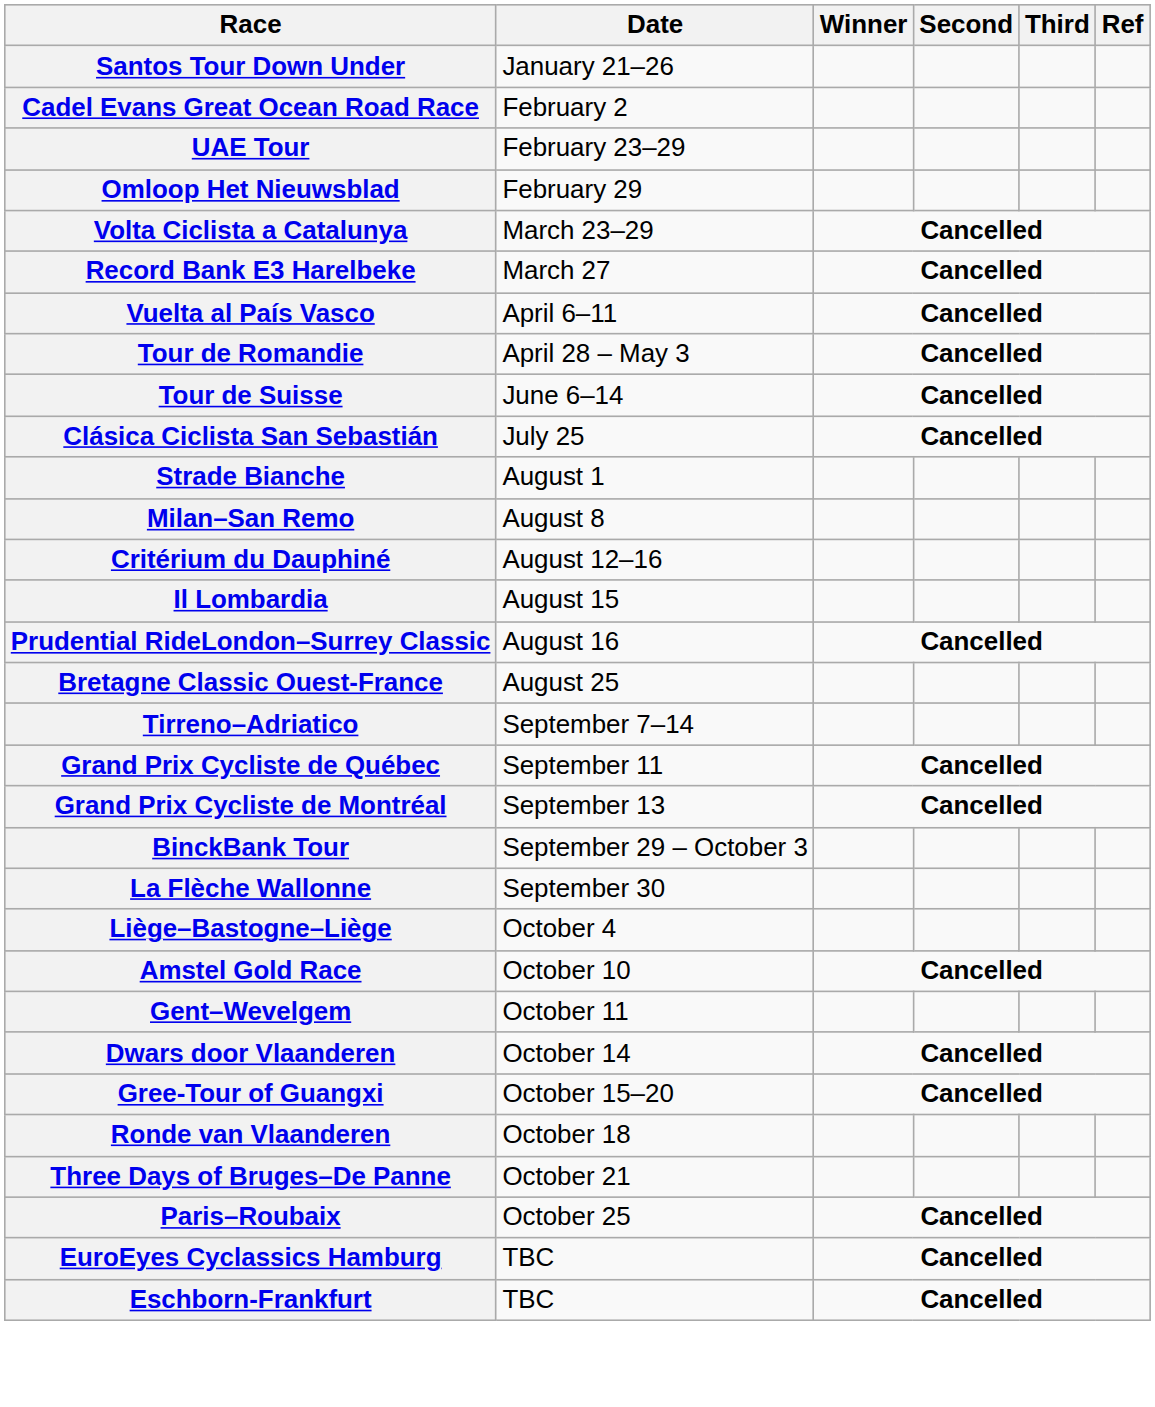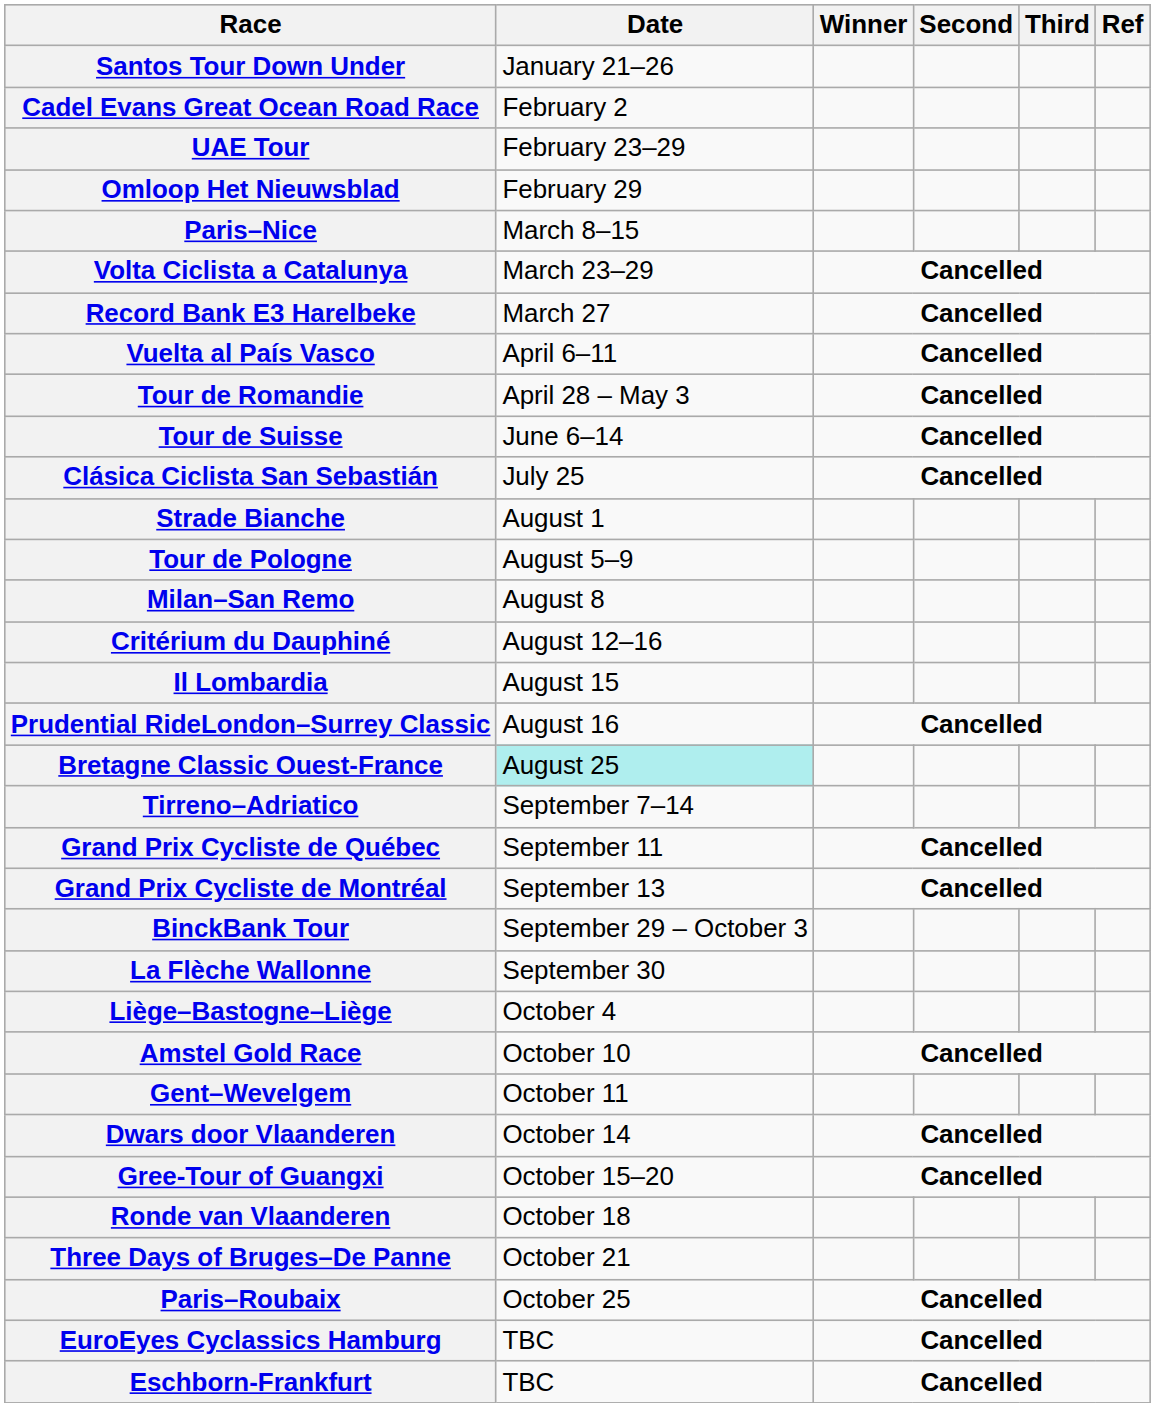+ row: (251, 230)
+ row: (251, 559)
(561, 682) no background -> (561, 764) paleturquoise background
